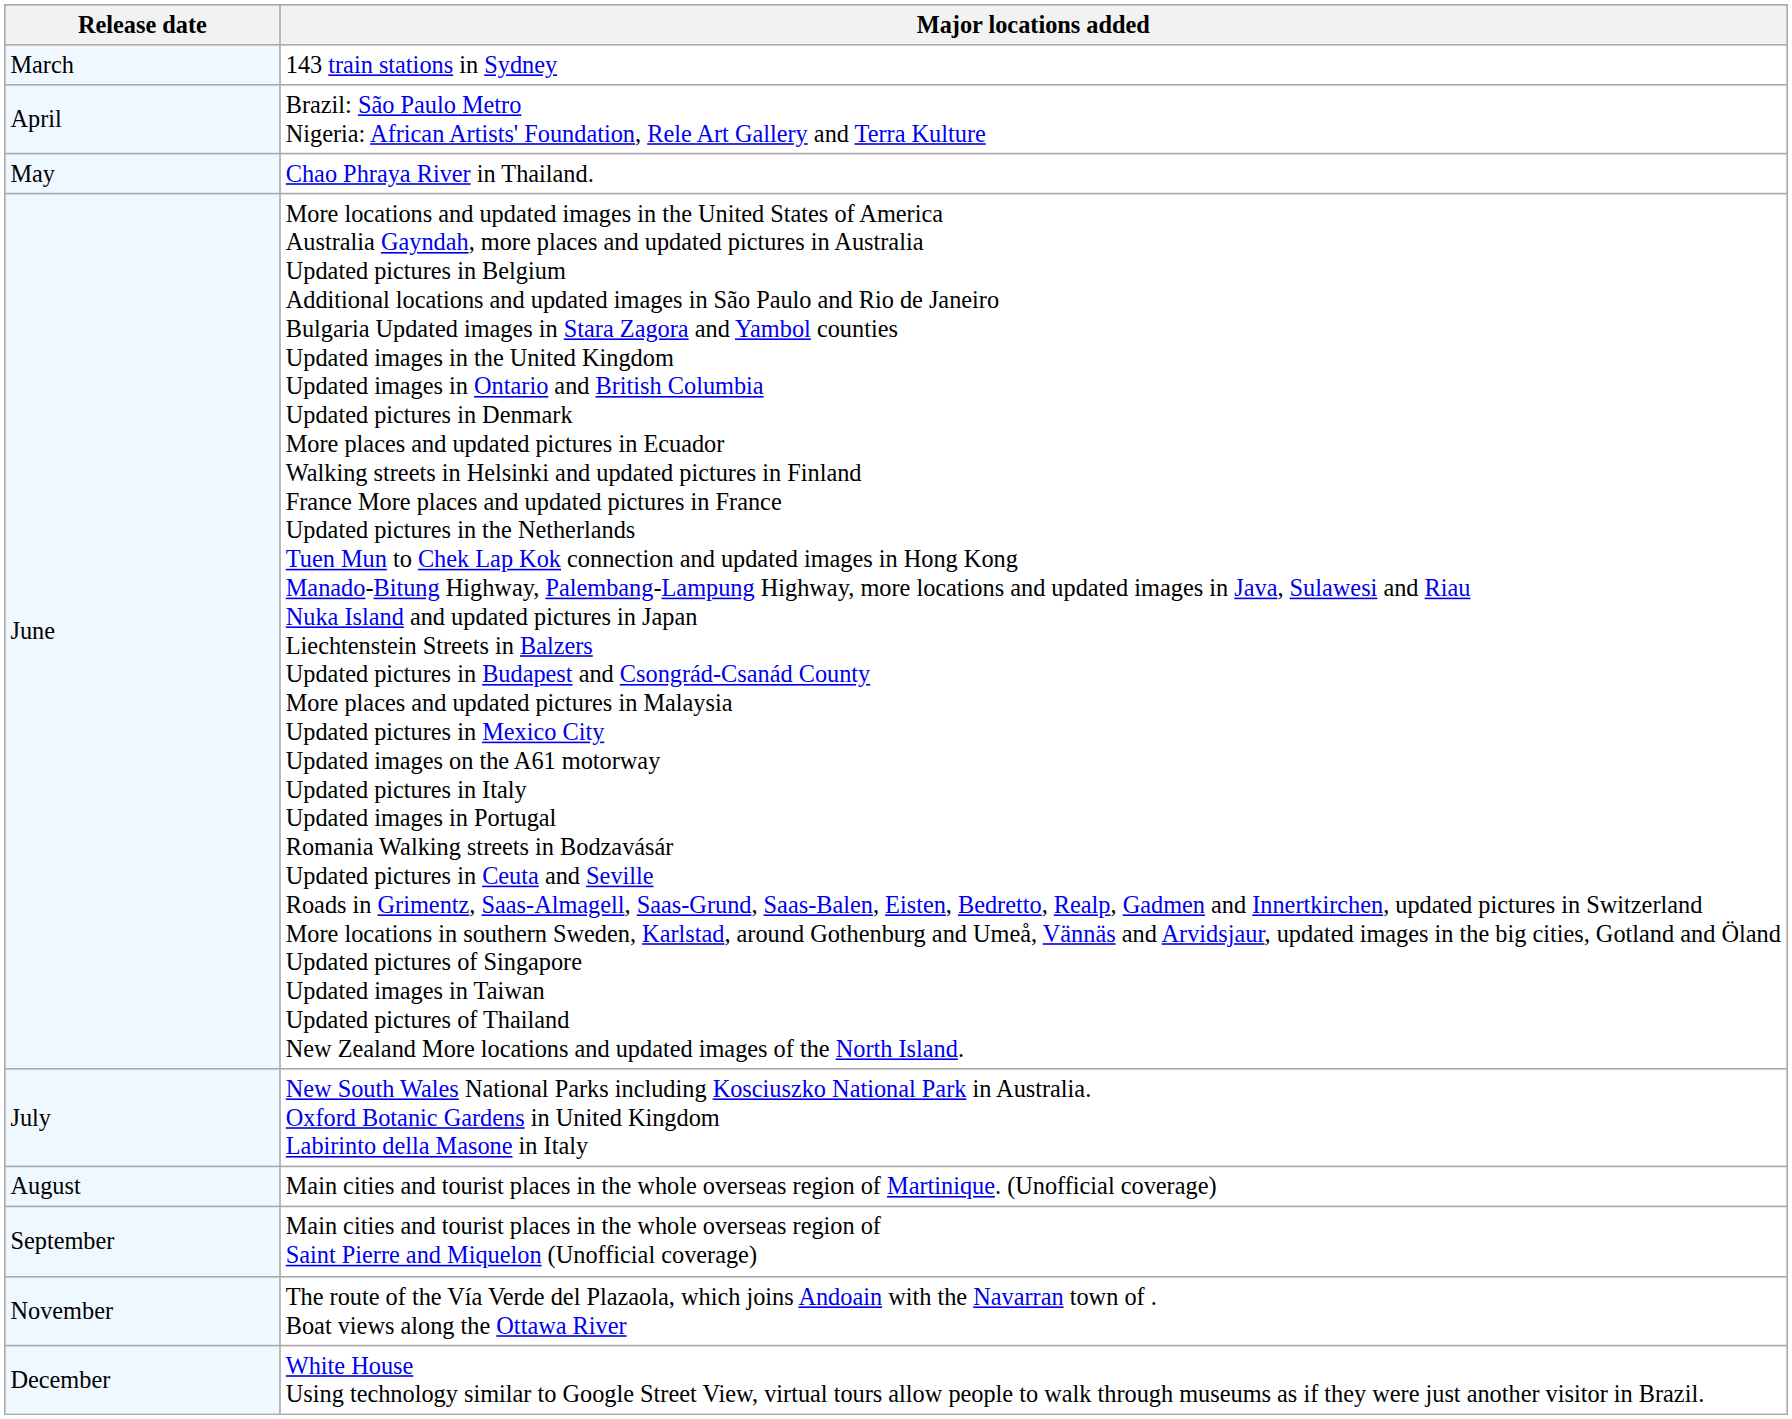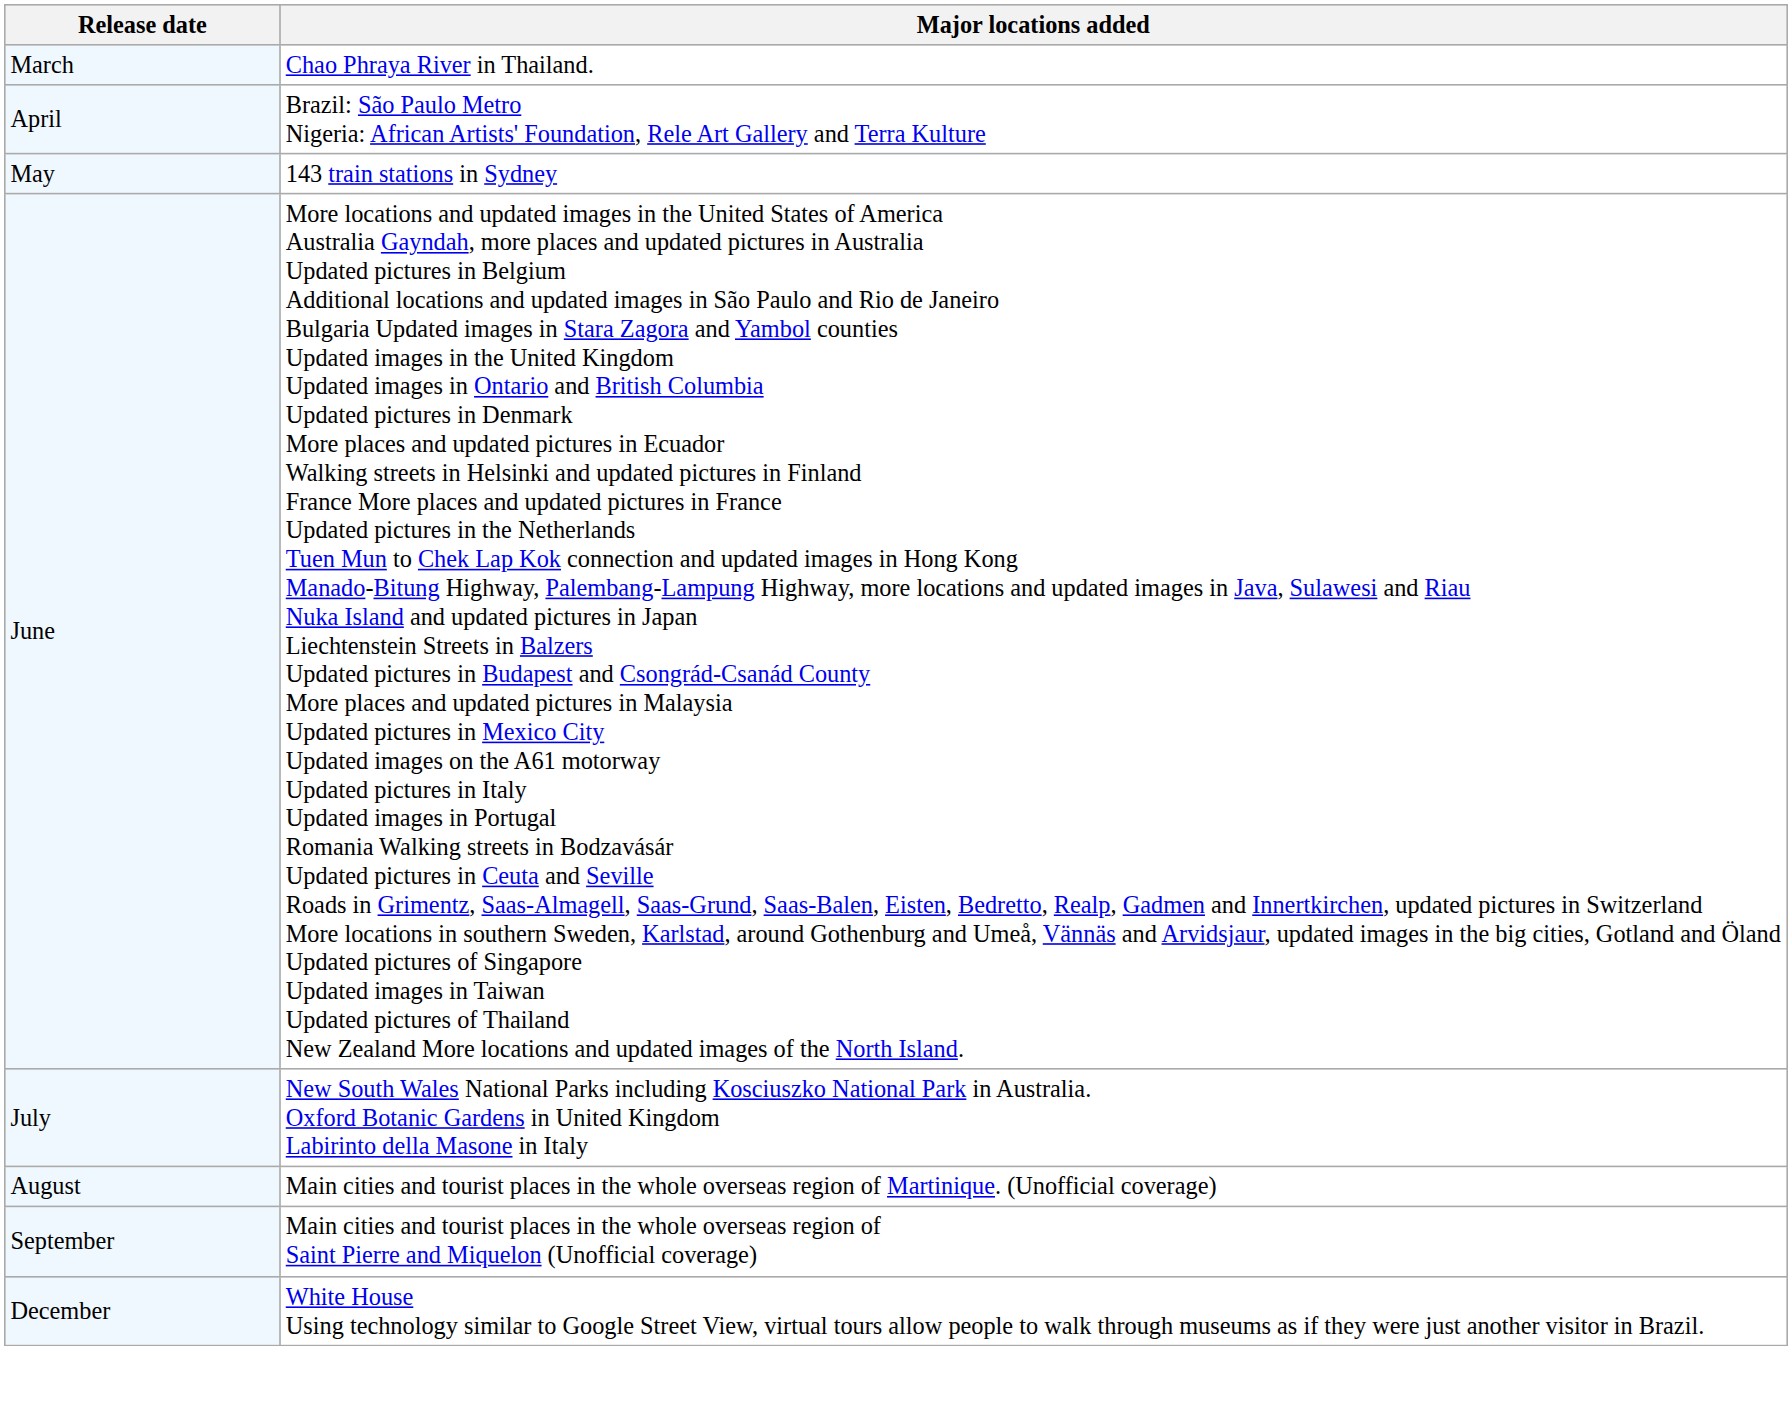(421, 64) 143 train stations in Sydney -> (440, 64) Chao Phraya River in Thailand.
(440, 173) Chao Phraya River in Thailand. -> (421, 173) 143 train stations in Sydney
- row: (62, 1310)
